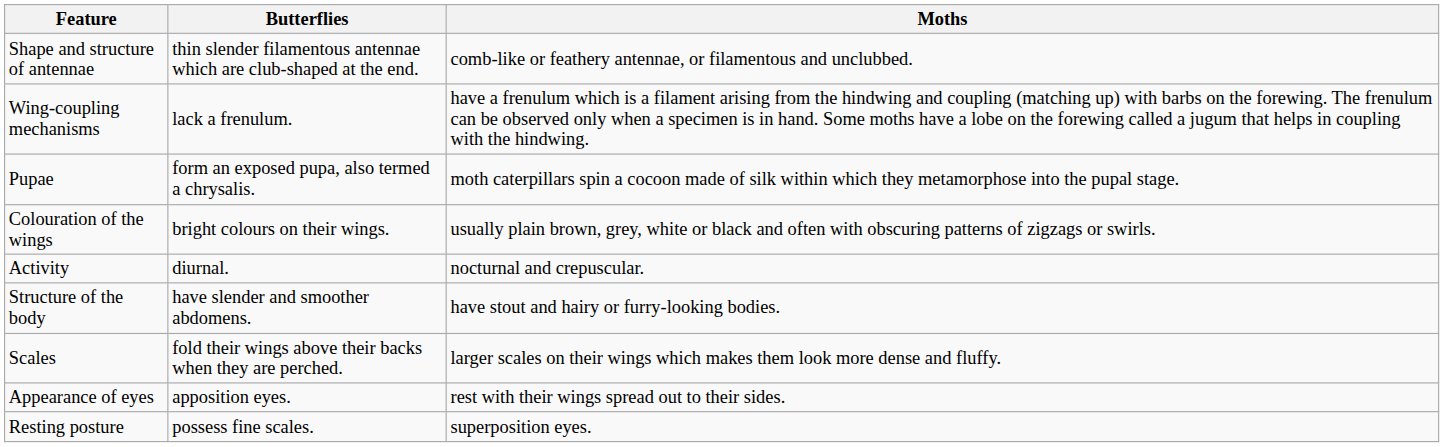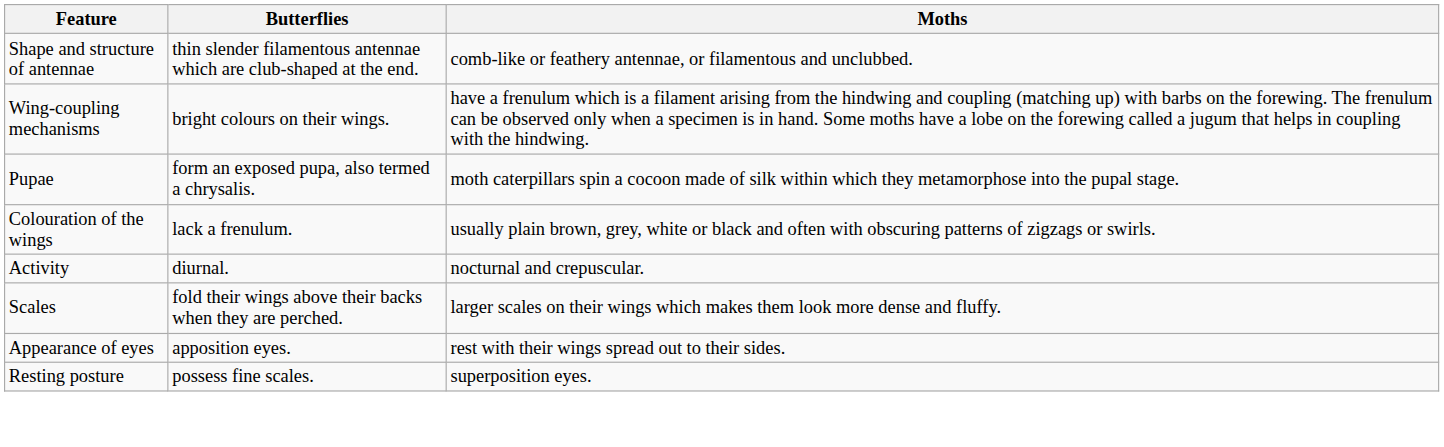(232, 118) lack a frenulum. -> (281, 118) bright colours on their wings.
(281, 228) bright colours on their wings. -> (232, 228) lack a frenulum.
- row: (66, 308)
